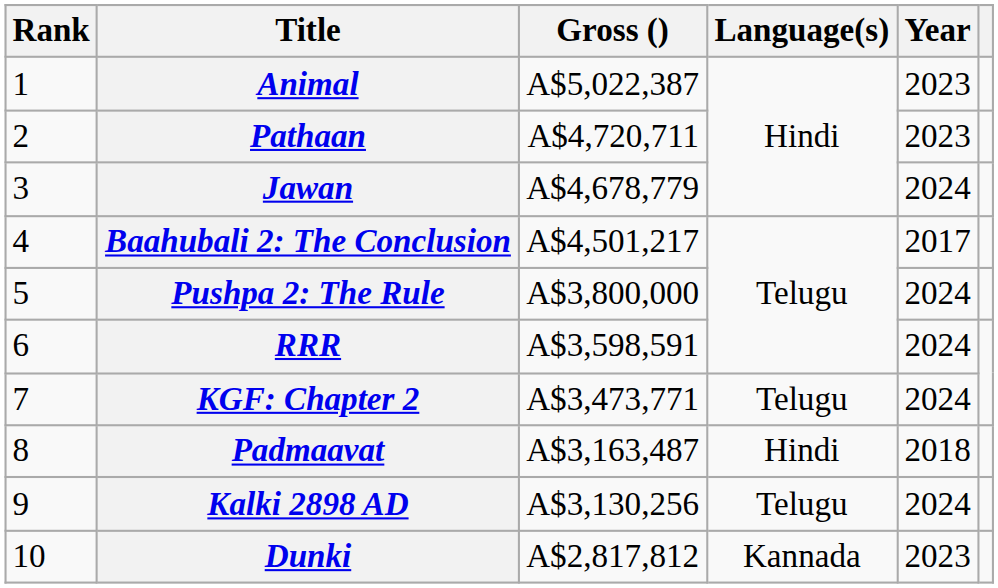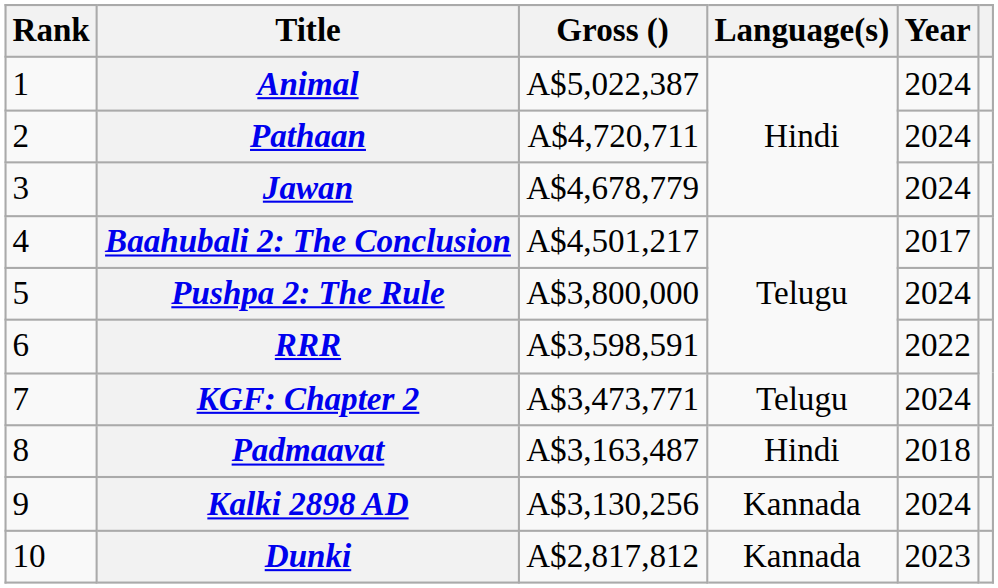(938, 83) 2023 -> (938, 83) 2024
(938, 135) 2023 -> (938, 135) 2024
(938, 345) 2024 -> (938, 345) 2022
(802, 503) Telugu -> (802, 503) Kannada
